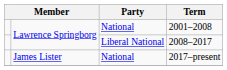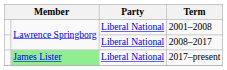(118, 27) National -> (133, 27) Liberal National
(37, 57) no background -> (37, 57) lightgreen background
(118, 57) National -> (133, 57) Liberal National
